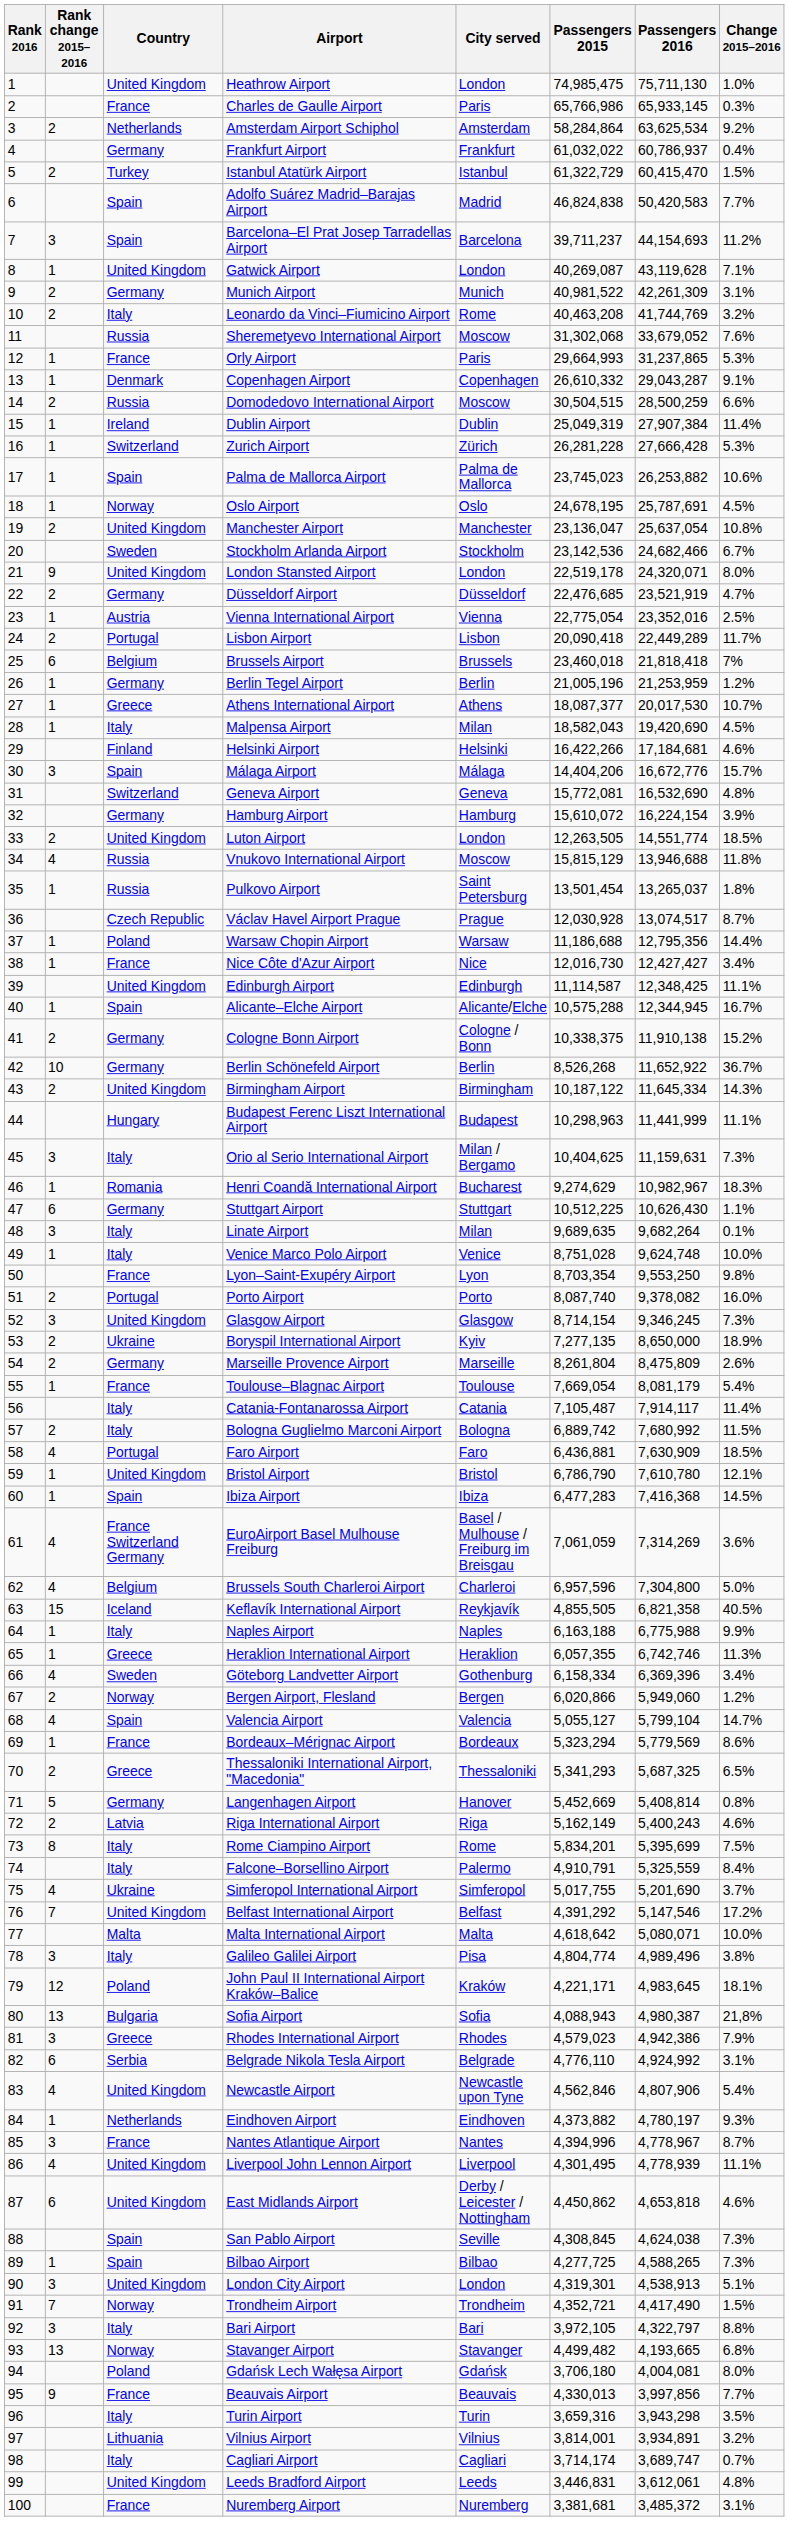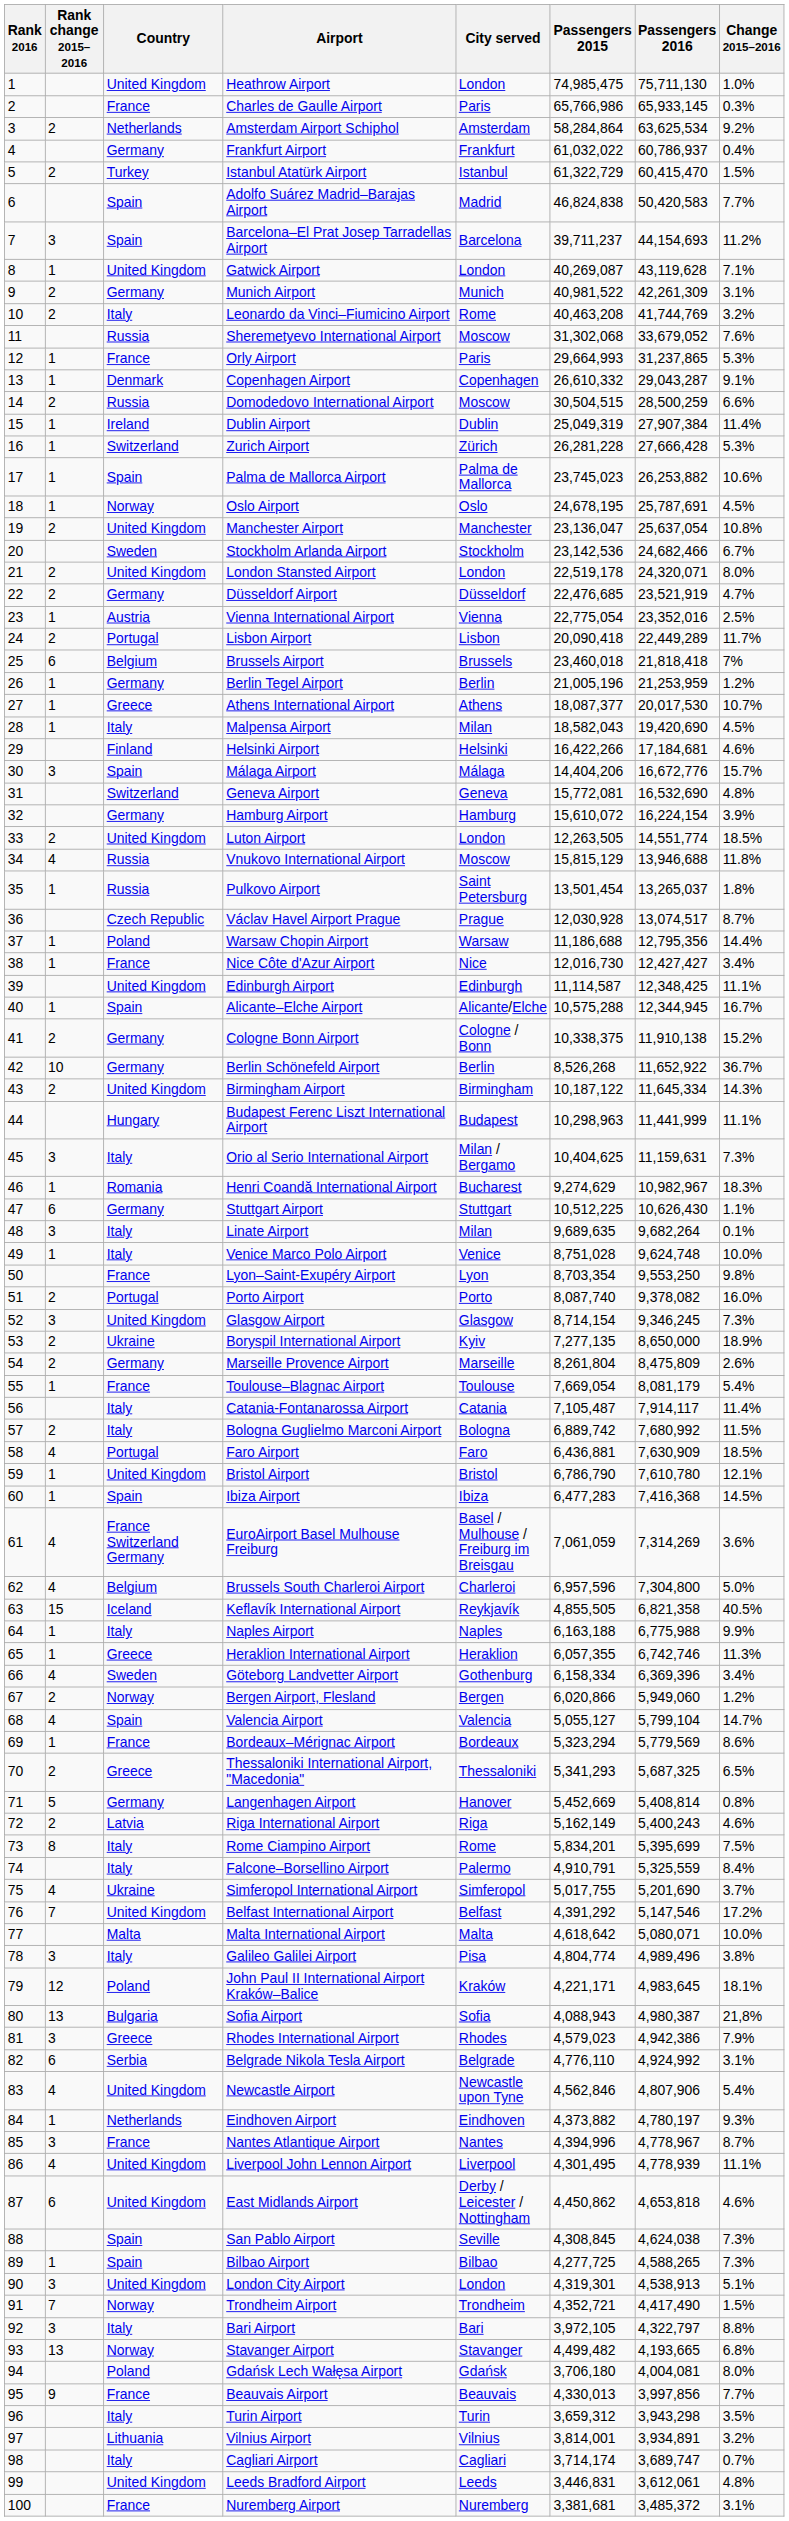(52, 573) 9 -> (52, 573) 2
(584, 2416) 3,659,316 -> (584, 2416) 3,659,312
